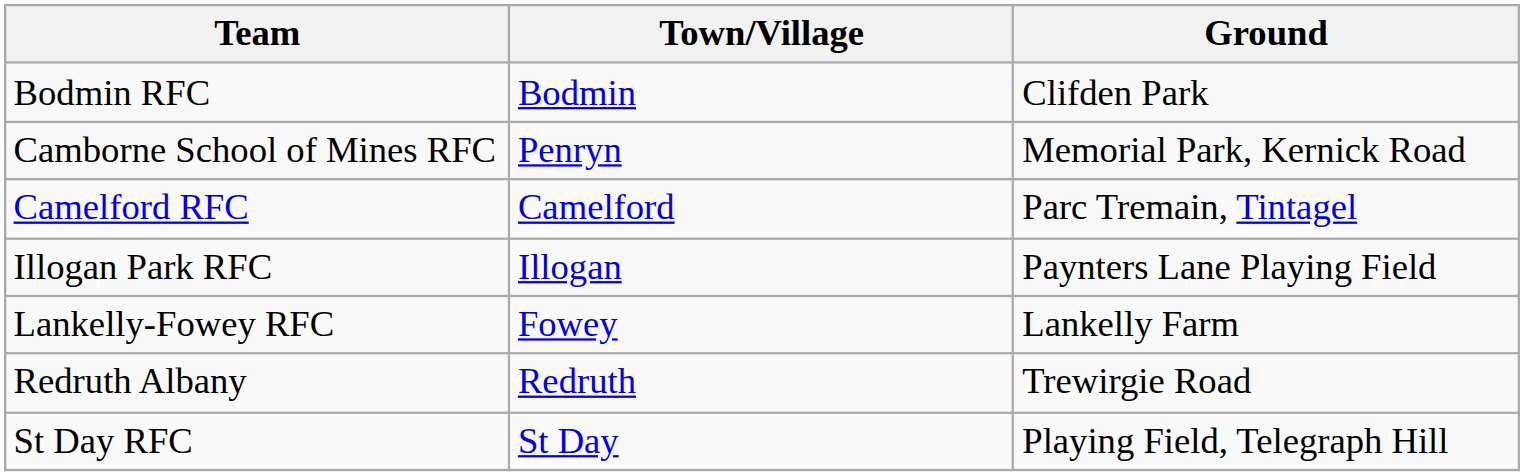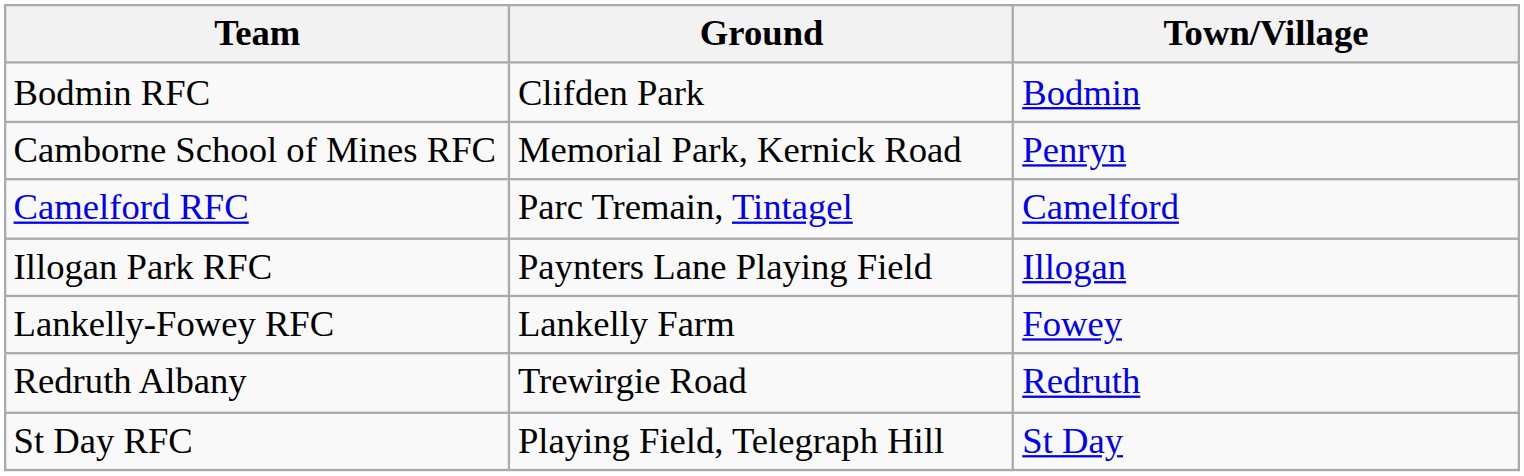columns swapped: (1266, 33) <-> (762, 33)
